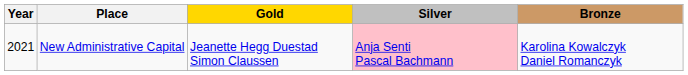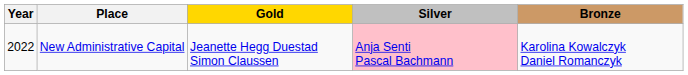(21, 47) 2021 -> (21, 47) 2022
